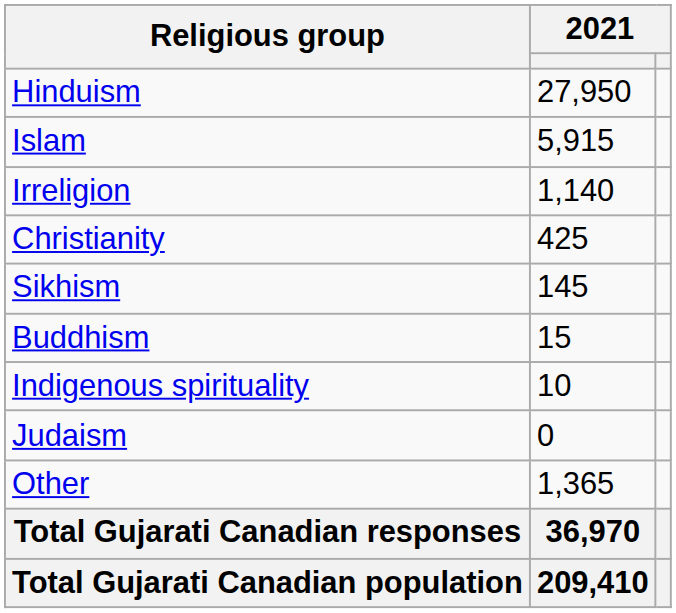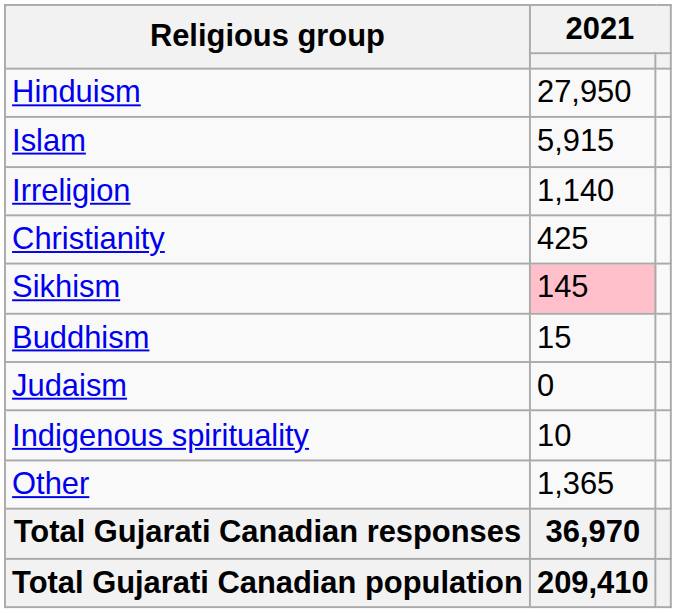(563, 288) no background -> (563, 288) pink background
rows swapped: (161, 386) <-> (70, 435)
